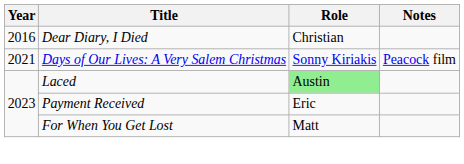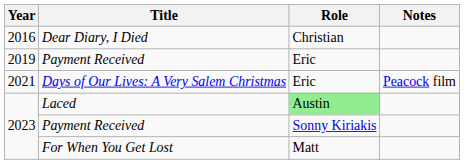+ row: (22, 59)
(335, 59) Sonny Kiriakis -> (304, 81) Eric
(304, 103) Eric -> (335, 125) Sonny Kiriakis
